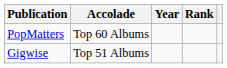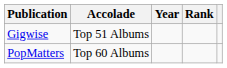rows swapped: (28, 53) <-> (36, 33)
